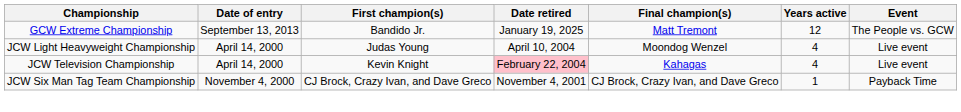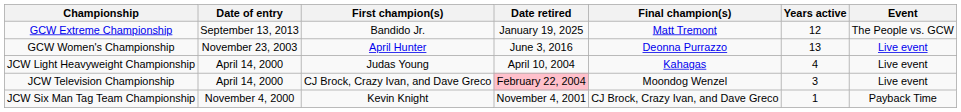+ row: (101, 47)
(685, 47) Moondog Wenzel -> (685, 64) Kahagas
(398, 64) Kevin Knight -> (398, 81) CJ Brock, Crazy Ivan, and Dave Greco
(685, 64) Kahagas -> (685, 81) Moondog Wenzel
(815, 64) 4 -> (815, 81) 3
(398, 81) CJ Brock, Crazy Ivan, and Dave Greco -> (398, 98) Kevin Knight
